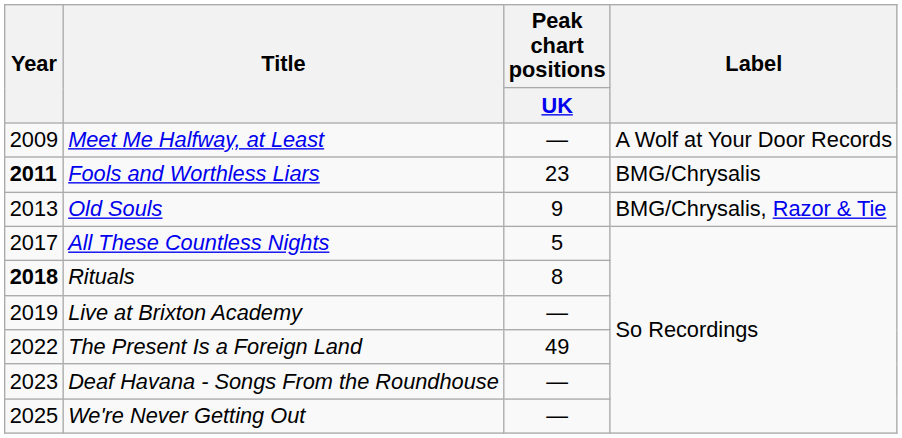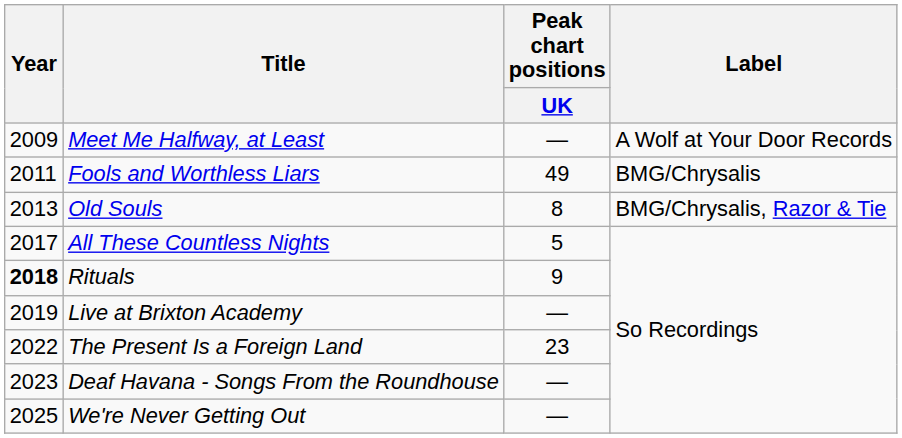(33, 174) bold -> (33, 174) normal
(557, 174) 23 -> (557, 174) 49
(557, 208) 9 -> (557, 208) 8
(557, 277) 8 -> (557, 277) 9
(557, 346) 49 -> (557, 346) 23
